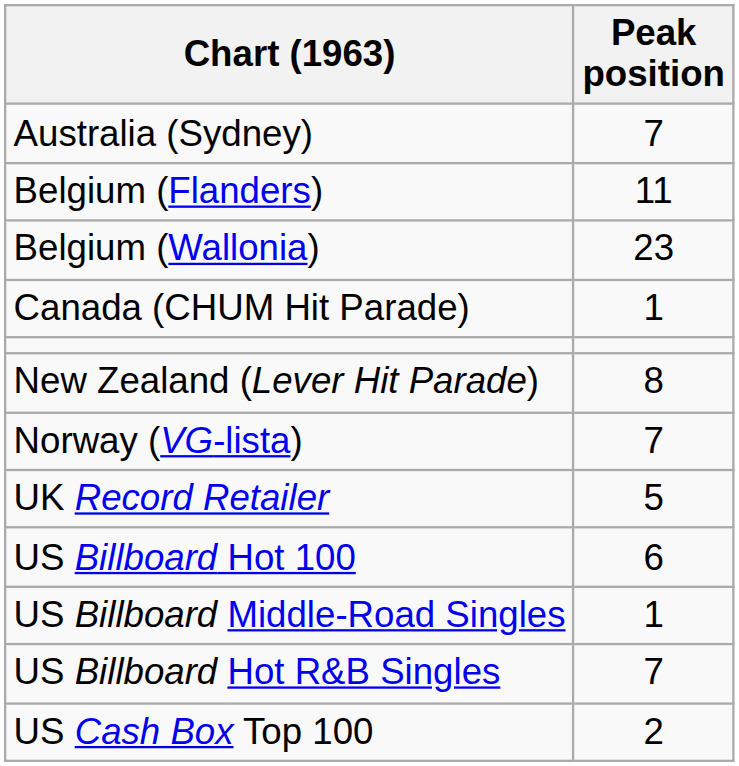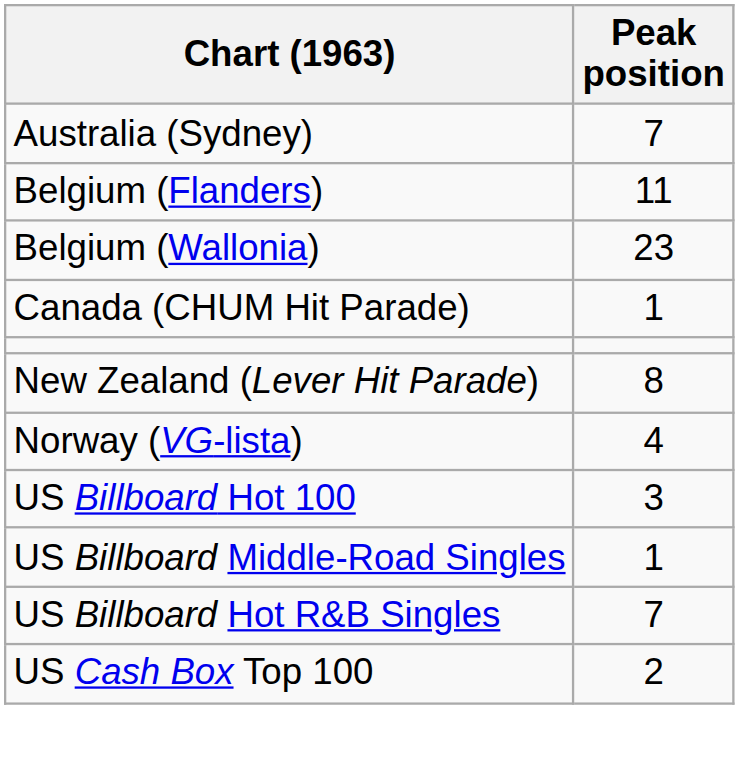(654, 440) 7 -> (654, 440) 4
- row: (171, 498)
(654, 556) 6 -> (654, 498) 3
